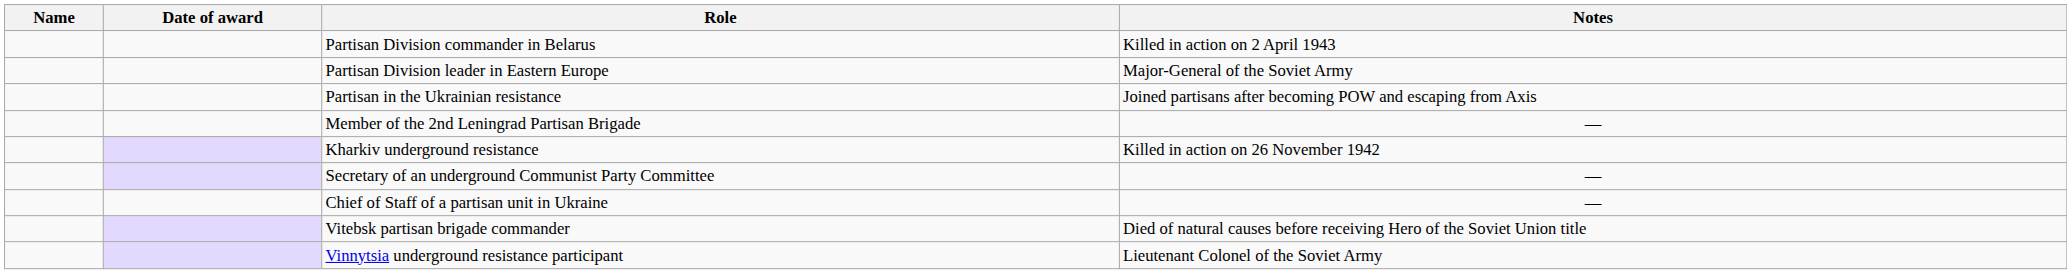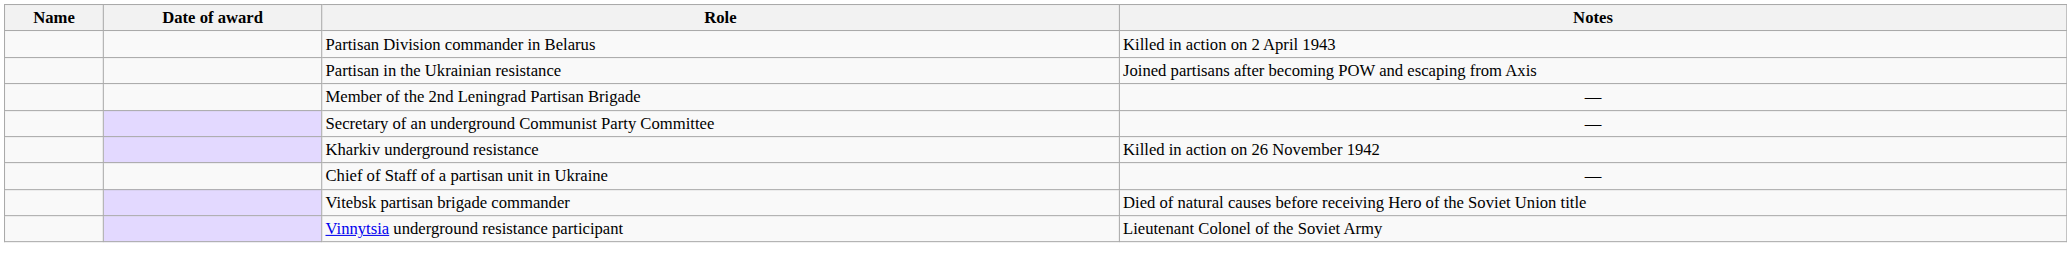- row: (467, 70)
rows swapped: (520, 176) <-> (432, 149)
